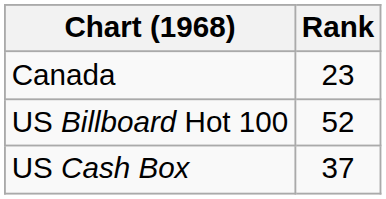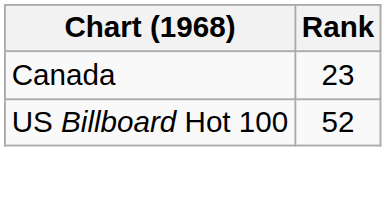- row: (101, 168)
